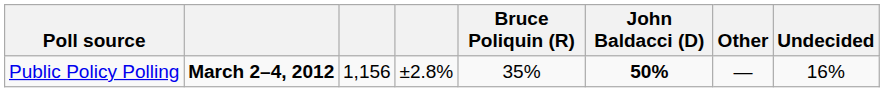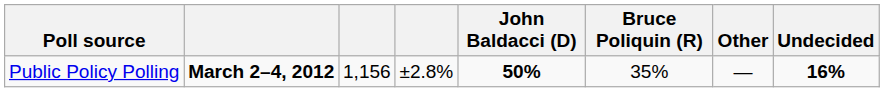columns swapped: (522, 30) <-> (649, 30)
(826, 71) normal -> (826, 71) bold
